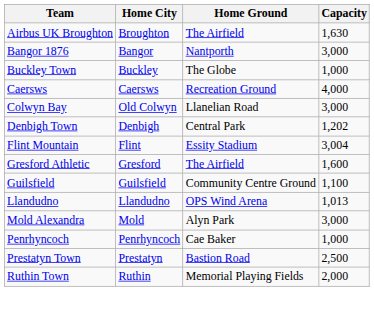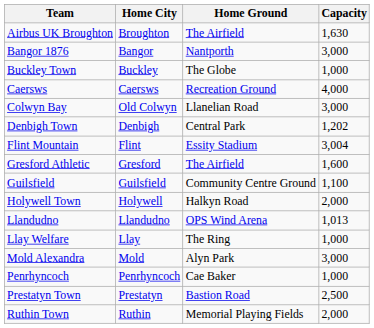+ row: (44, 201)
+ row: (38, 239)
